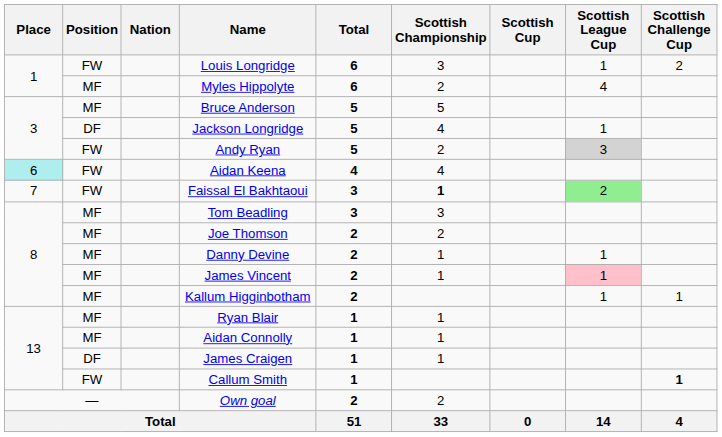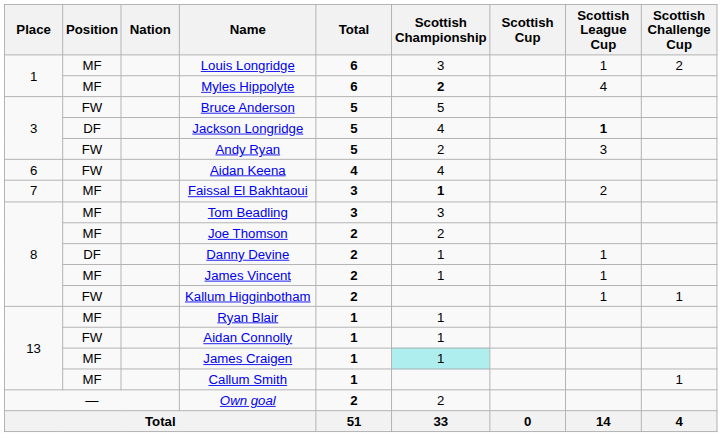(92, 66) FW -> (92, 66) MF
(441, 87) normal -> (441, 87) bold
(92, 107) MF -> (92, 107) FW
(603, 128) normal -> (603, 128) bold
(603, 149) lightgrey background -> (603, 149) no background
(34, 170) paleturquoise background -> (34, 170) no background
(92, 191) FW -> (92, 191) MF
(603, 191) lightgreen background -> (603, 191) no background
(92, 254) MF -> (92, 254) DF
(603, 275) pink background -> (603, 275) no background
(92, 296) MF -> (92, 296) FW
(92, 338) MF -> (92, 338) FW
(92, 359) DF -> (92, 359) MF
(441, 359) no background -> (441, 359) paleturquoise background
(92, 380) FW -> (92, 380) MF
(679, 380) bold -> (679, 380) normal
